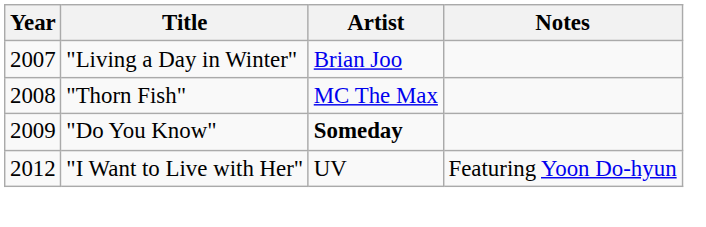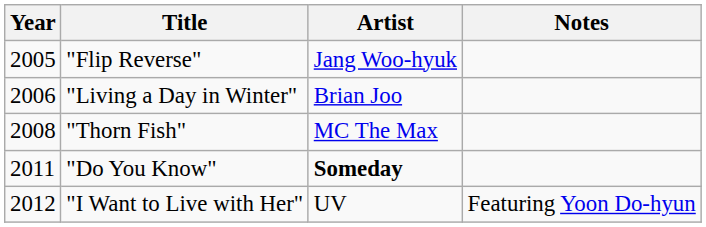+ row: (134, 58)
(33, 58) 2007 -> (33, 95) 2006
(33, 131) 2009 -> (32, 167) 2011
